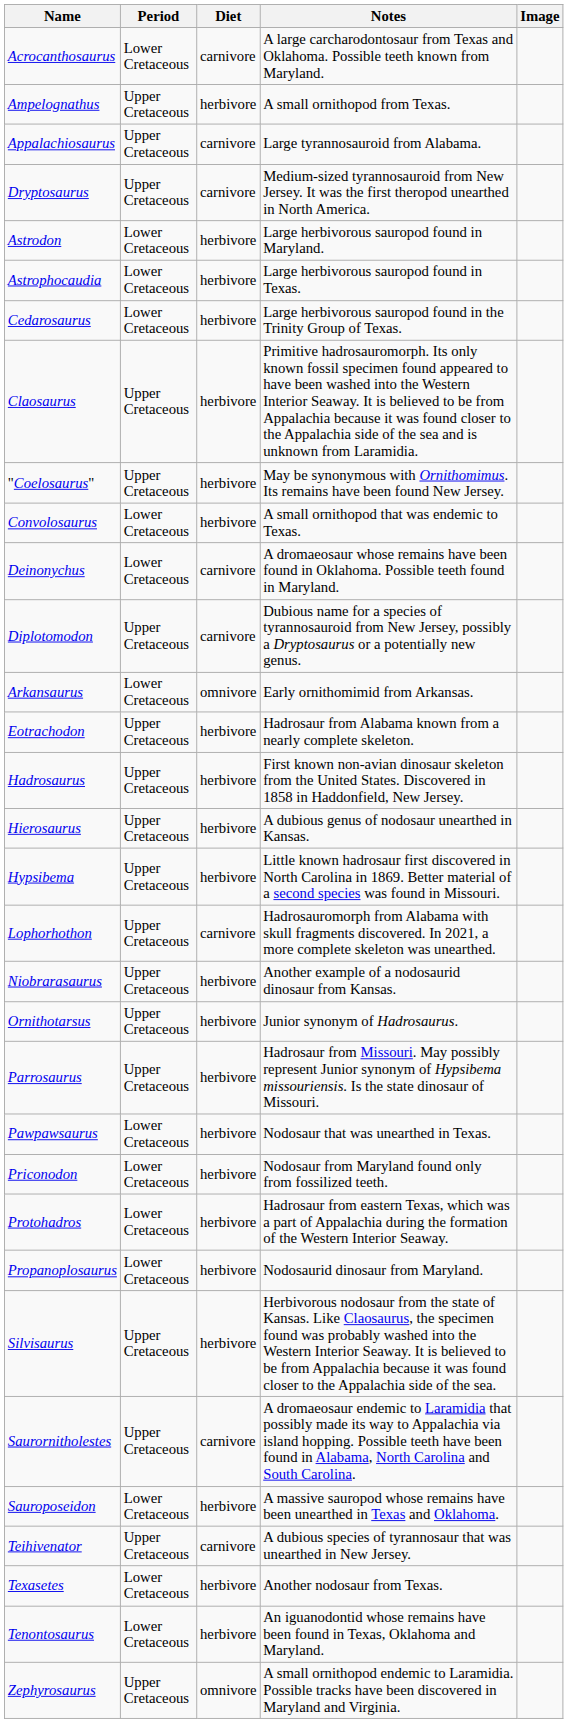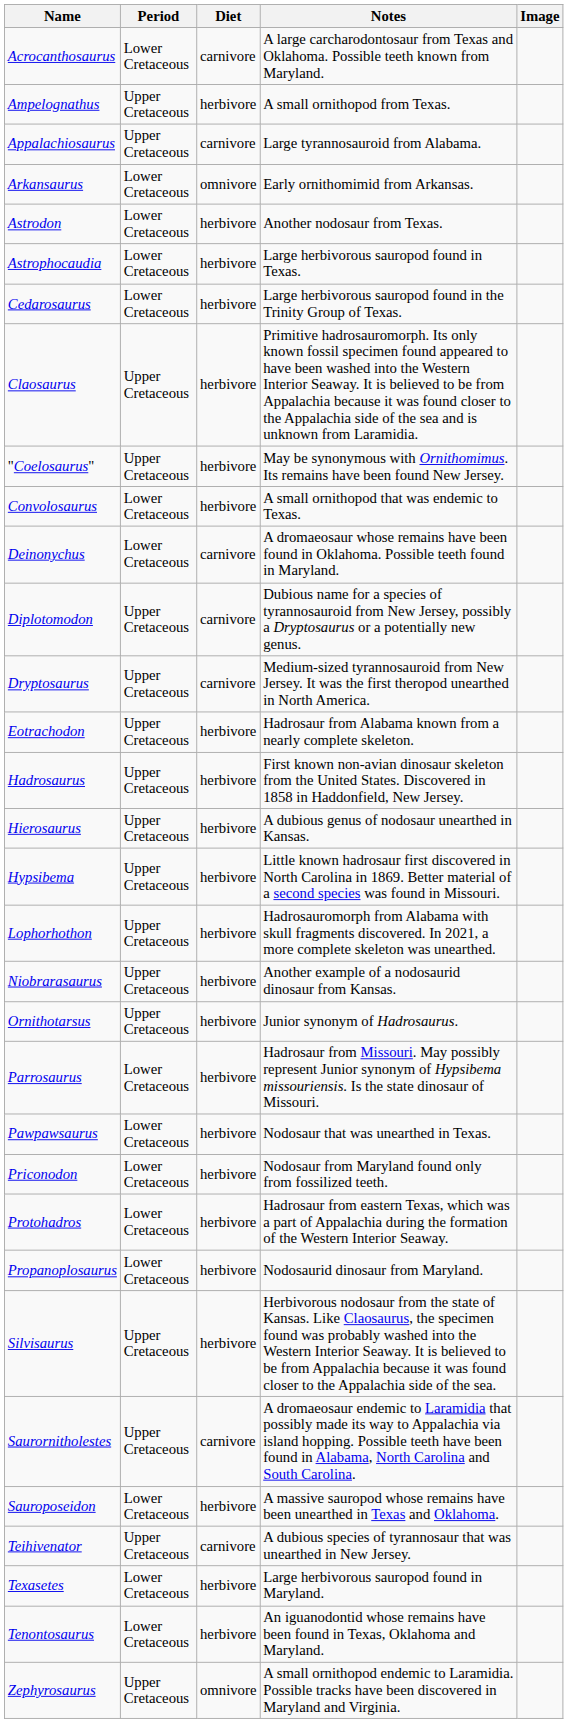rows swapped: (45, 692) <-> (48, 192)
(373, 240) Large herbivorous sauropod found in Maryland. -> (353, 223) Another nodosaur from Texas.
(228, 933) carnivore -> (228, 933) herbivore
(156, 1077) Upper Cretaceous -> (156, 1077) Lower Cretaceous
(353, 1585) Another nodosaur from Texas. -> (373, 1585) Large herbivorous sauropod found in Maryland.
